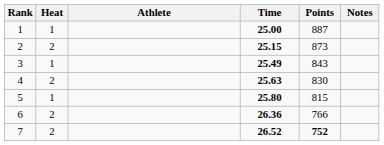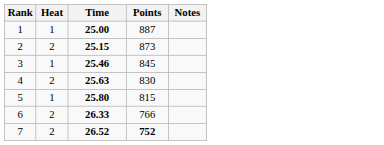- column: (154, 13)
(270, 64) 25.49 -> (97, 64) 25.46
(320, 64) 843 -> (147, 64) 845
(270, 115) 26.36 -> (97, 115) 26.33
